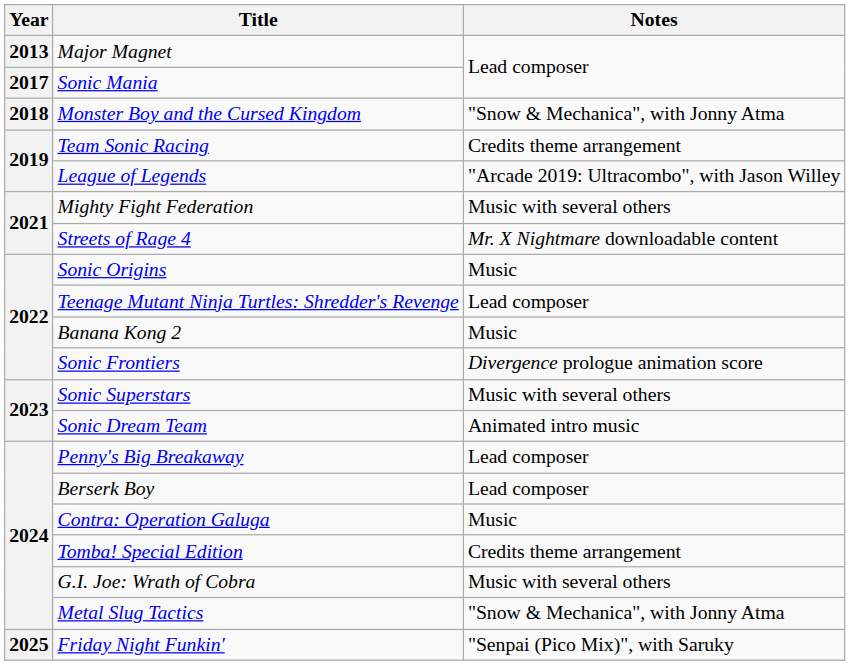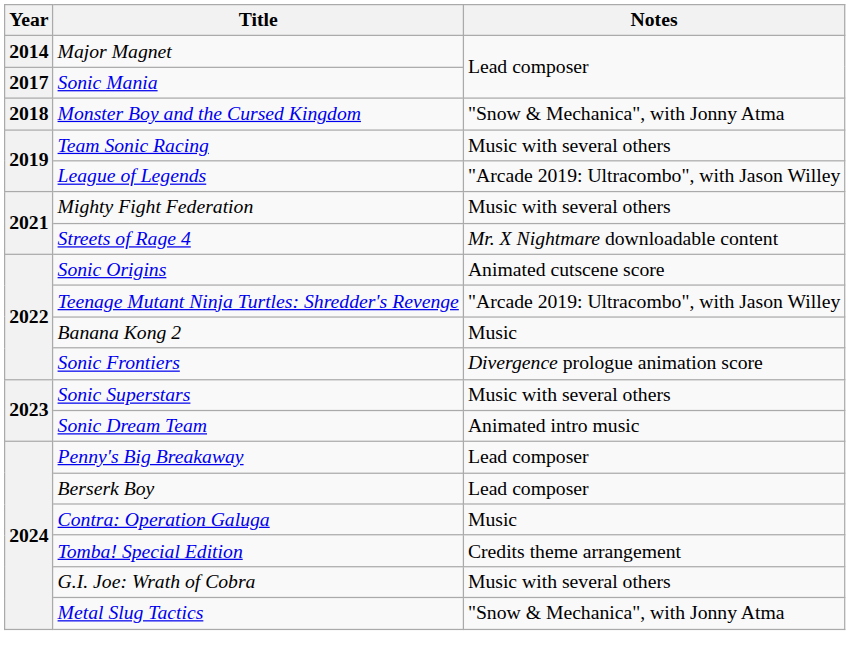(29, 51) 2013 -> (29, 51) 2014
(574, 144) Credits theme arrangement -> (569, 144) Music with several others
(492, 269) Music -> (566, 269) Animated cutscene score
(528, 301) Lead composer -> (654, 301) "Arcade 2019: Ultracombo", with Jason Willey
- row: (141, 644)
